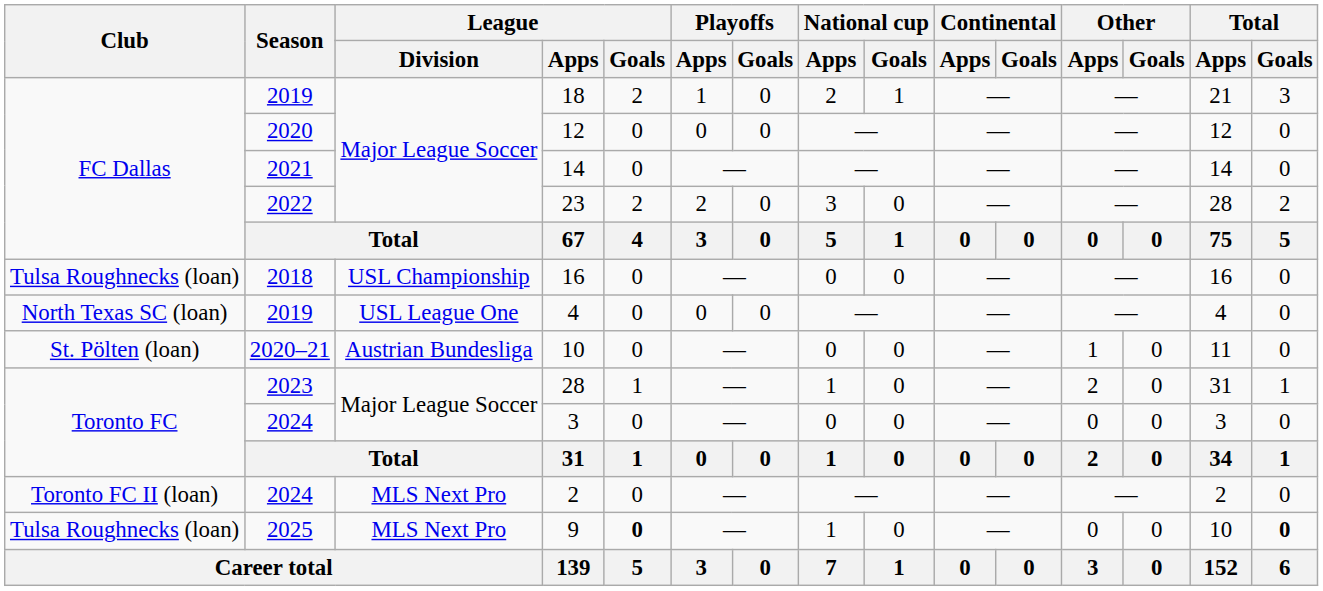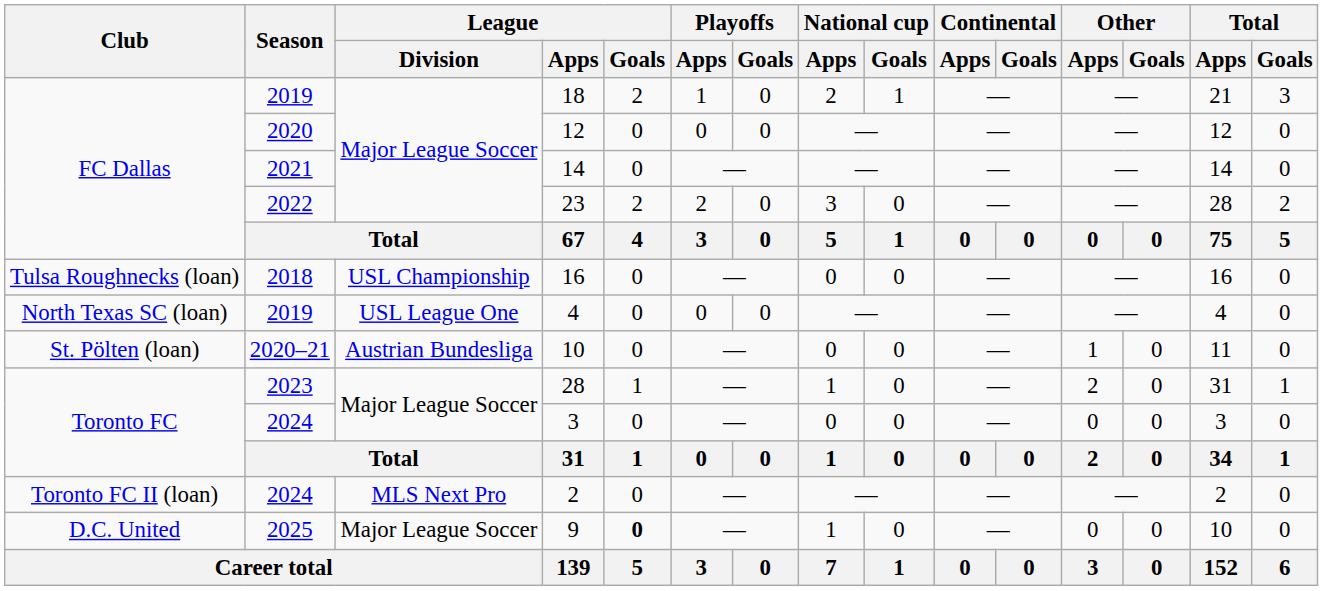(125, 530) Tulsa Roughnecks (loan) -> (125, 530) D.C. United
(439, 530) MLS Next Pro -> (439, 530) Major League Soccer
(1285, 530) bold -> (1285, 530) normal
